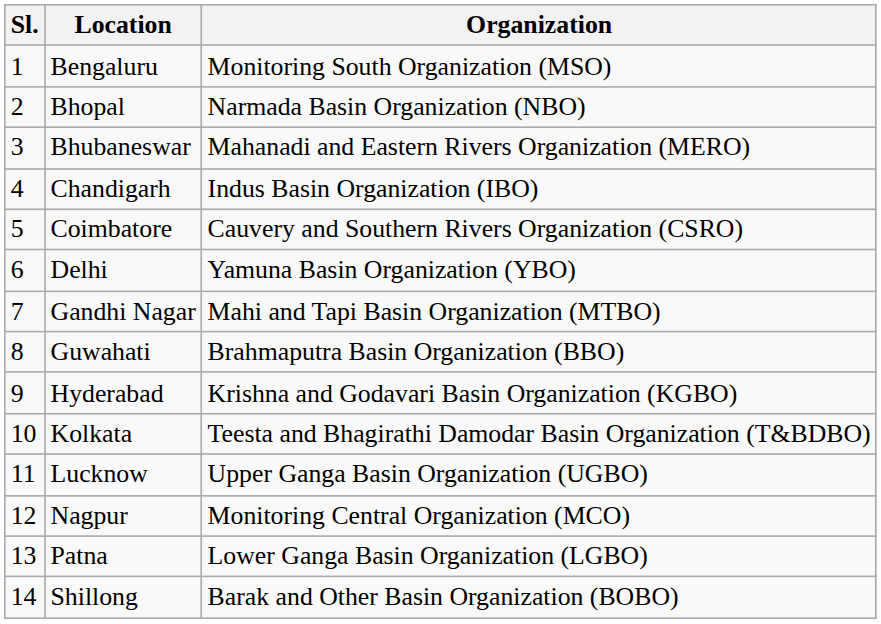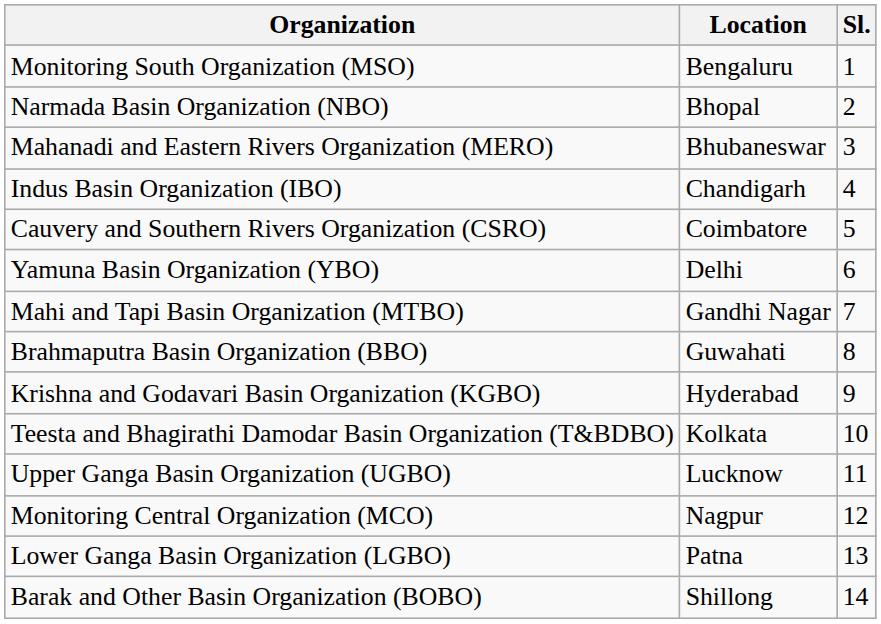columns swapped: (25, 24) <-> (539, 24)
